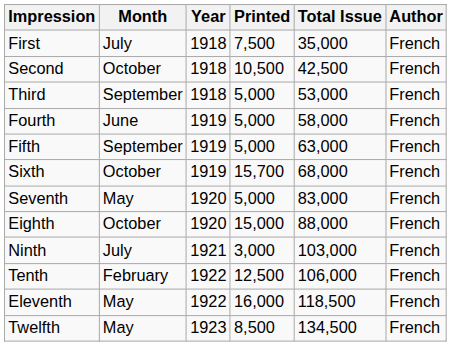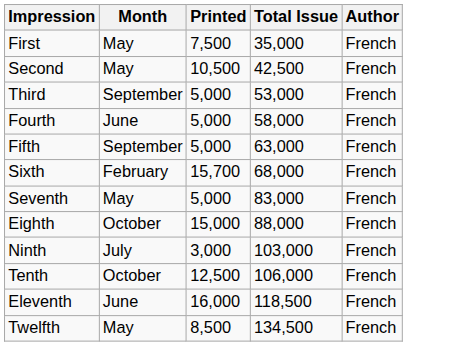- column: (208, 17)
(117, 43) July -> (118, 43) May
(132, 69) October -> (118, 69) May
(132, 172) October -> (136, 172) February
(136, 276) February -> (132, 276) October
(118, 302) May -> (121, 302) June
